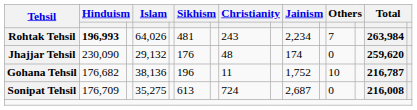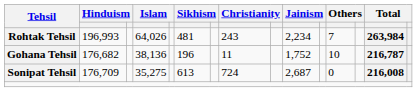(100, 36) bold -> (100, 36) normal
- row: (42, 54)
